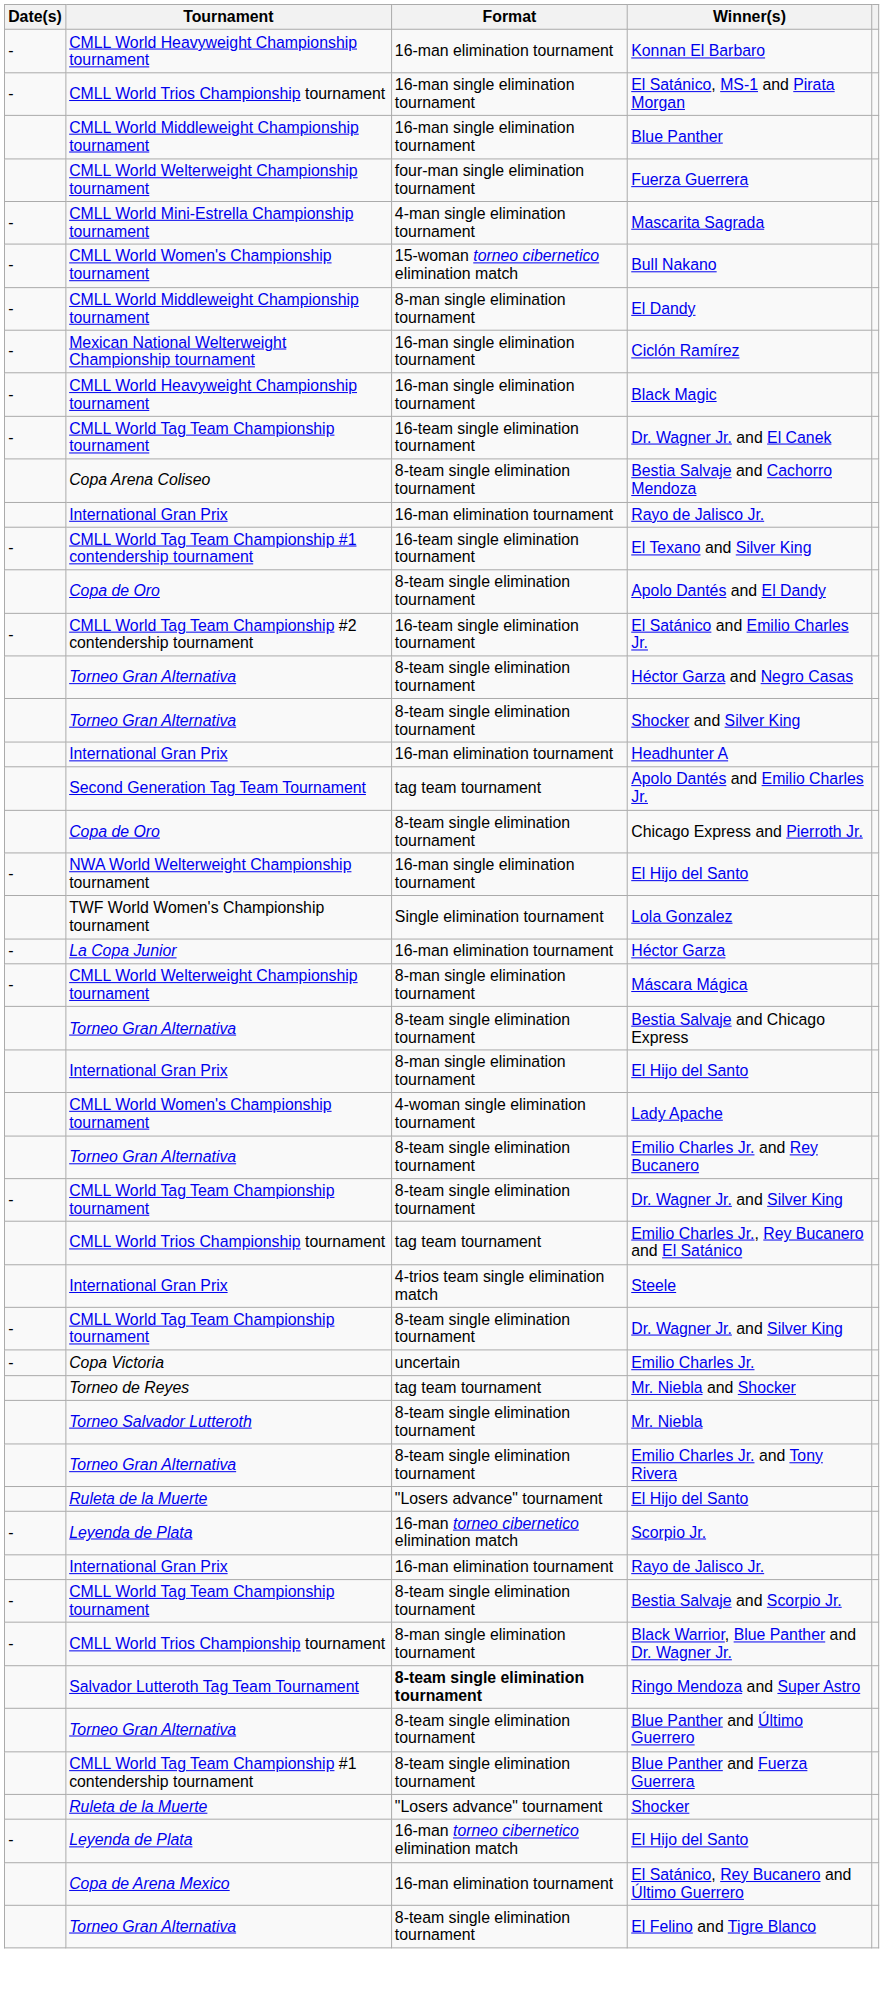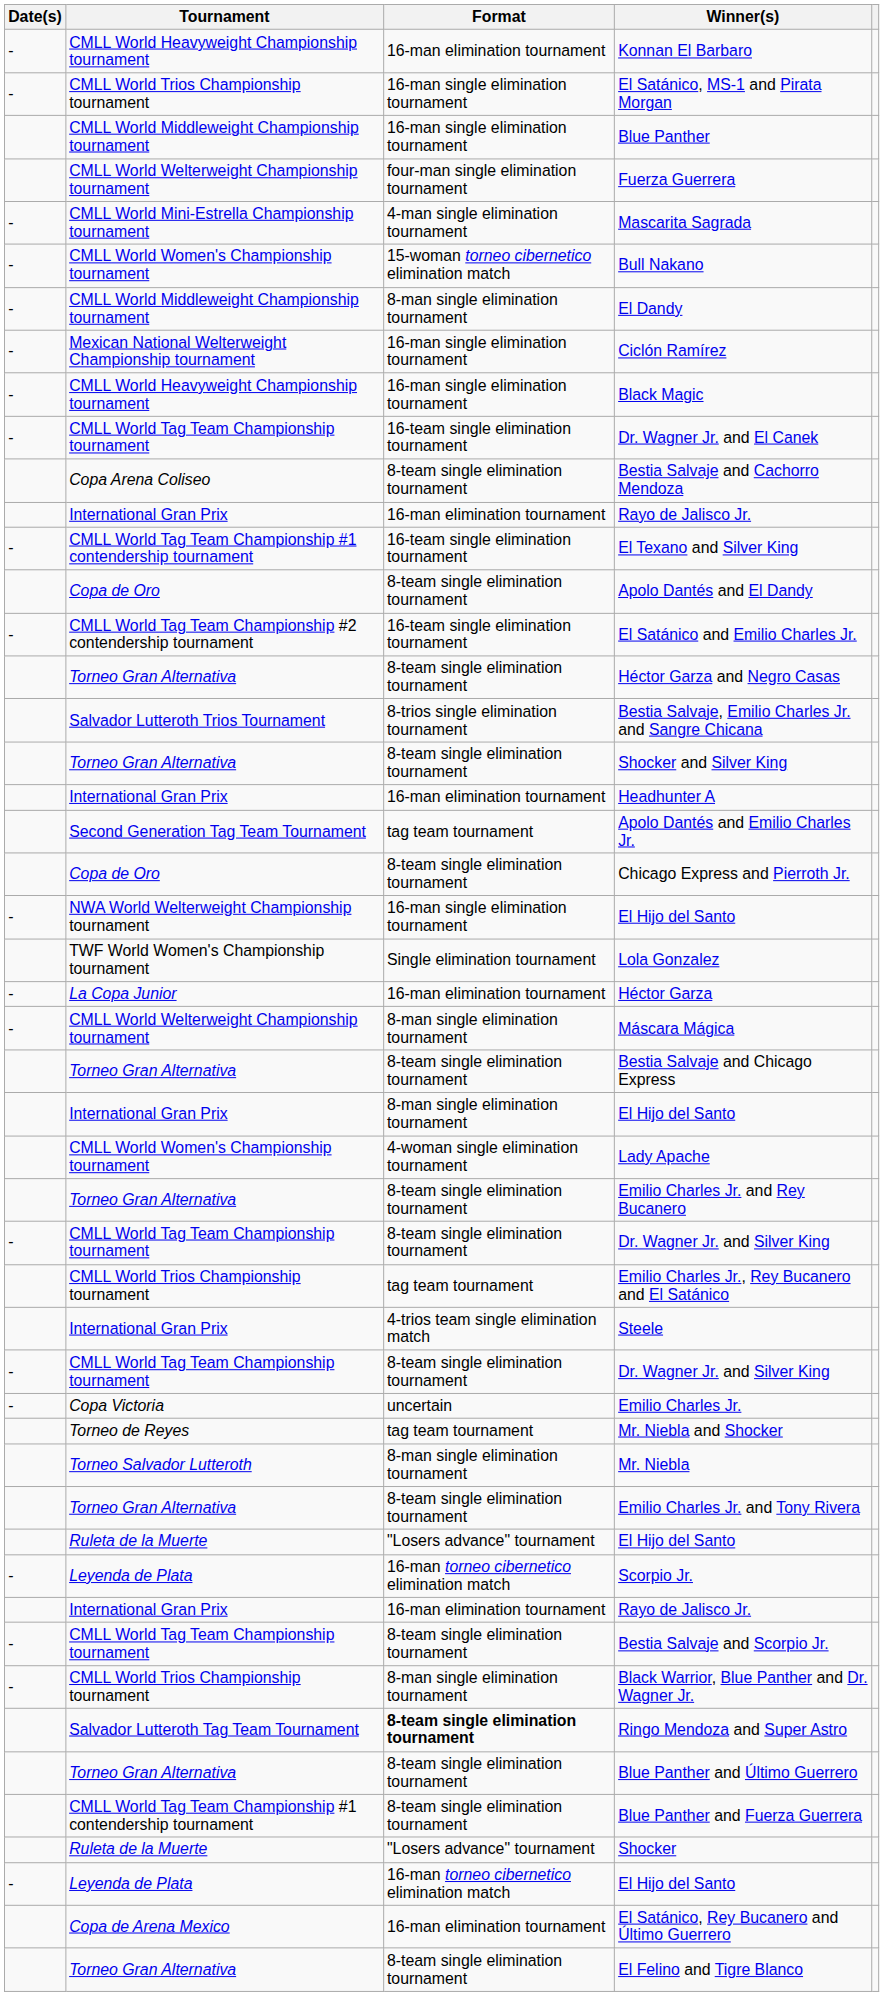+ row: (197, 720)
(482, 1421) 8-team single elimination tournament -> (472, 1464) 8-man single elimination tournament
